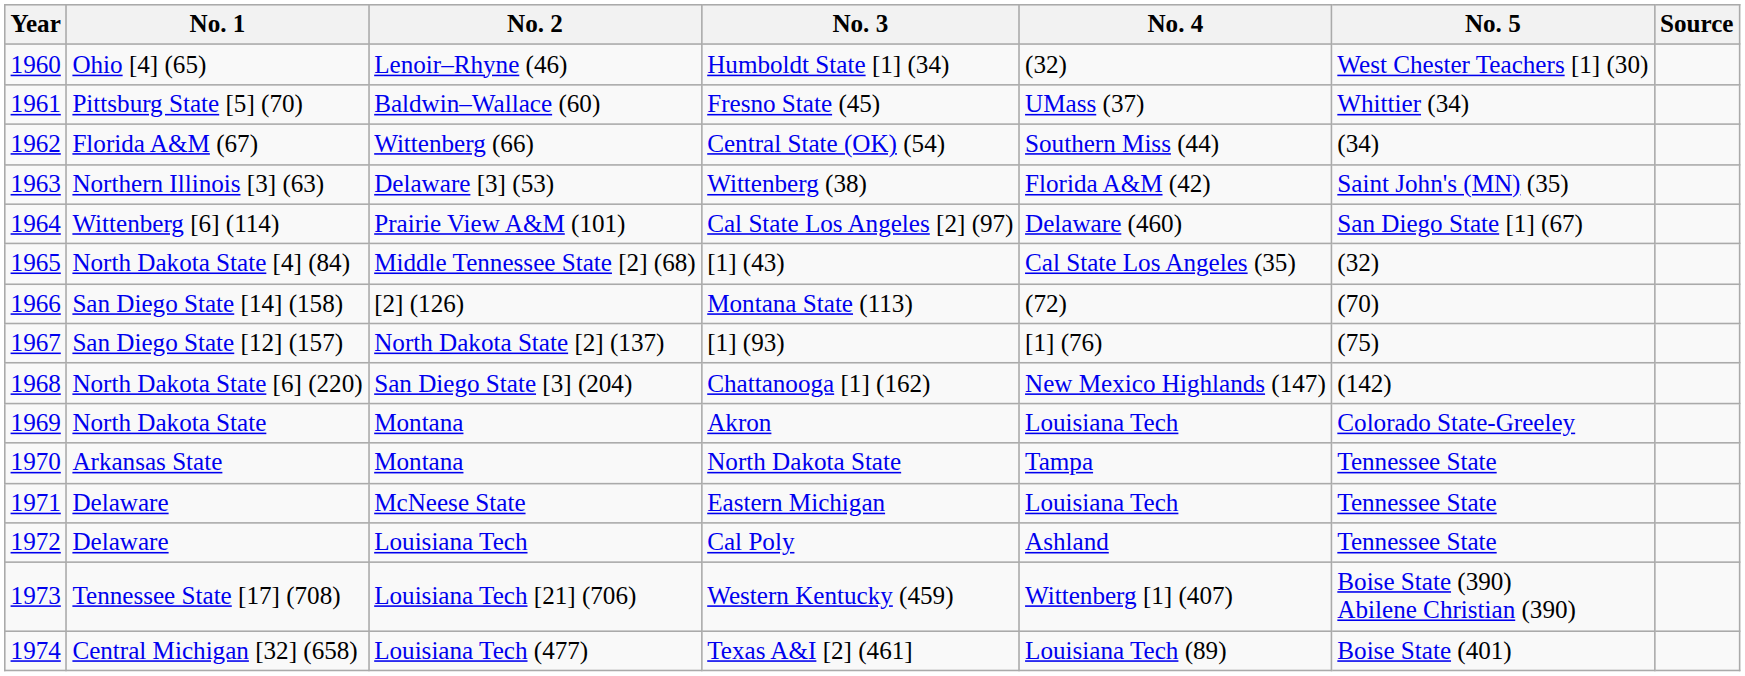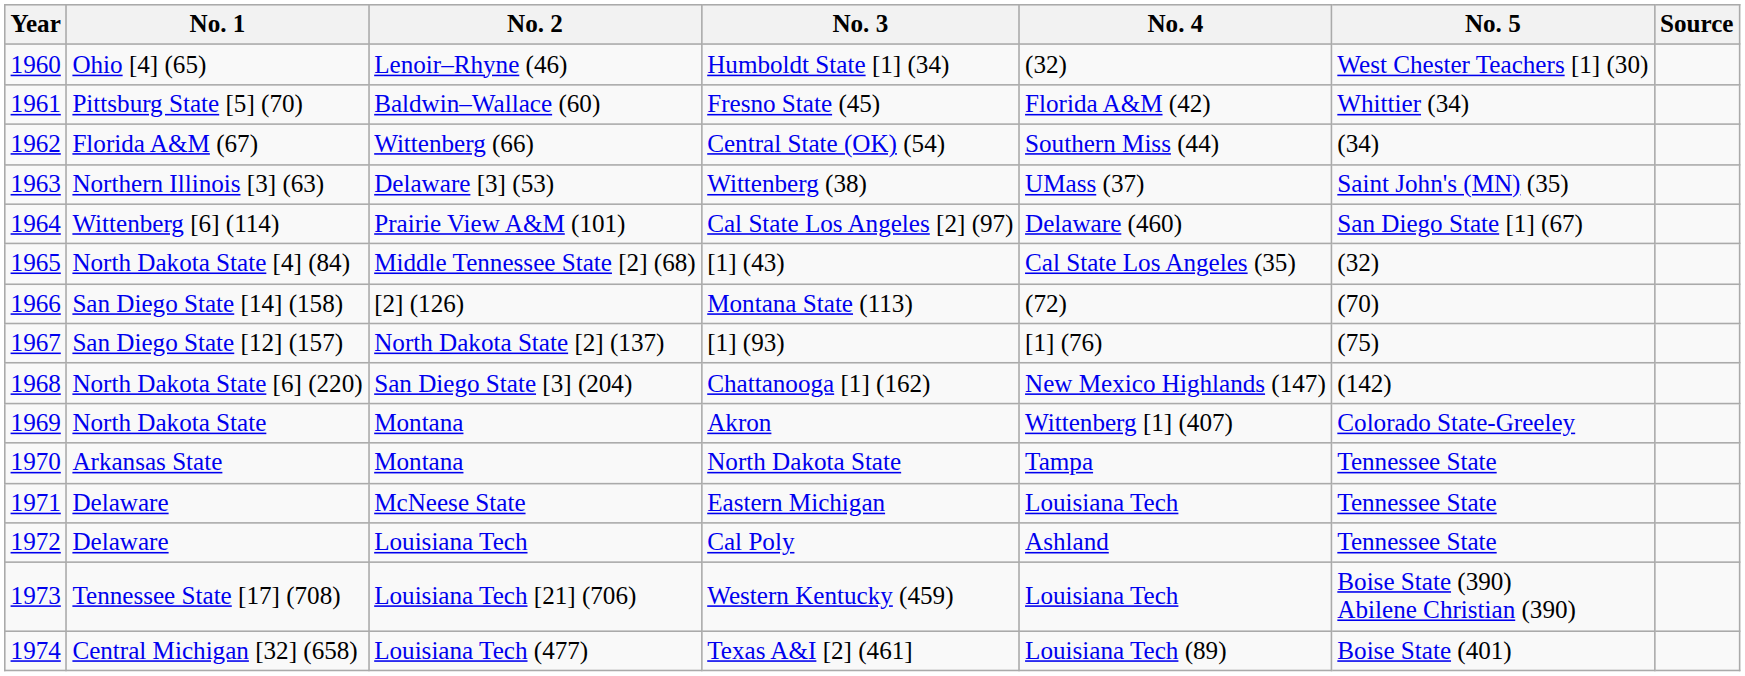(1085, 104) UMass (37) -> (1118, 104) Florida A&M (42)
(1118, 183) Florida A&M (42) -> (1085, 183) UMass (37)
(1102, 422) Louisiana Tech -> (1129, 422) Wittenberg [1] (407)
(1129, 596) Wittenberg [1] (407) -> (1102, 596) Louisiana Tech
